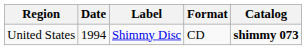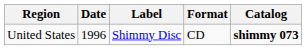(94, 34) 1994 -> (94, 34) 1996
